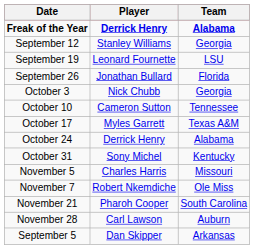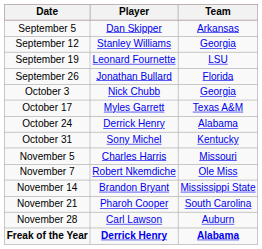rows swapped: (47, 236) <-> (47, 28)
- row: (47, 108)
+ row: (47, 188)
